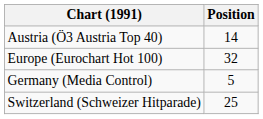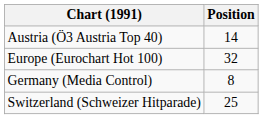(231, 80) 5 -> (231, 80) 8
